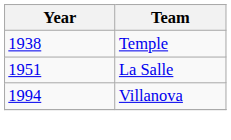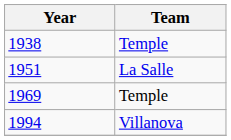+ row: (25, 95)
